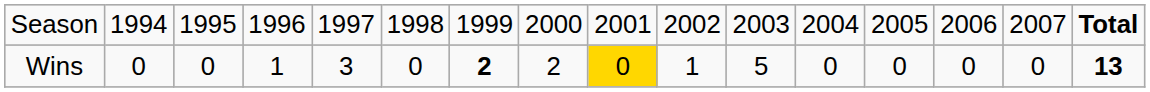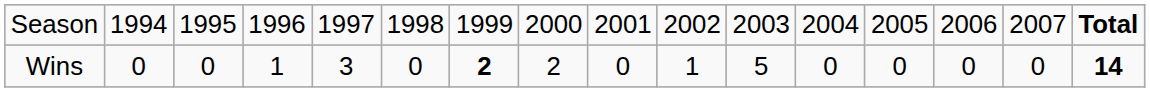(623, 65) gold background -> (623, 65) no background
(1108, 65) 13 -> (1108, 65) 14
